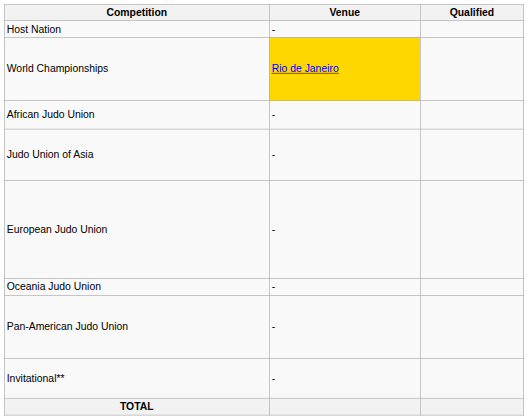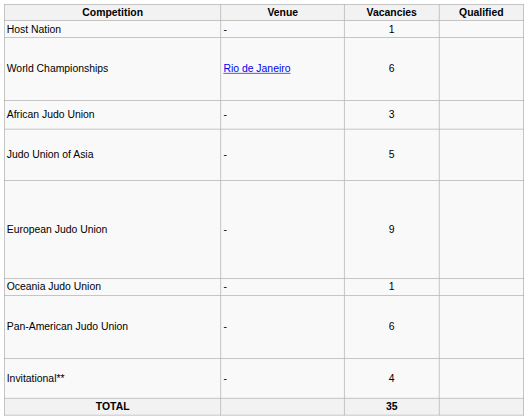+ column: (392, 12)
(305, 69) gold background -> (257, 69) no background
